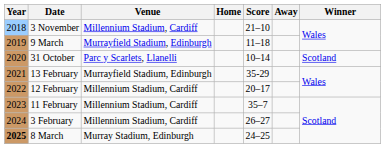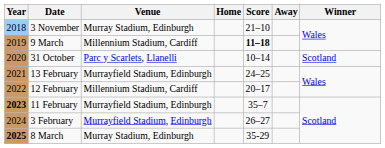(141, 27) Millennium Stadium, Cardiff -> (139, 27) Murray Stadium, Edinburgh
(148, 43) Murrayfield Stadium, Edinburgh -> (141, 43) Millennium Stadium, Cardiff
(258, 43) normal -> (258, 43) bold
(258, 74) 35-29 -> (258, 74) 24–25
(16, 105) normal -> (16, 105) bold
(141, 105) Millennium Stadium, Cardiff -> (148, 105) Murrayfield Stadium, Edinburgh
(141, 120) Millennium Stadium, Cardiff -> (148, 120) Murrayfield Stadium, Edinburgh
(258, 136) 24–25 -> (258, 136) 35-29
